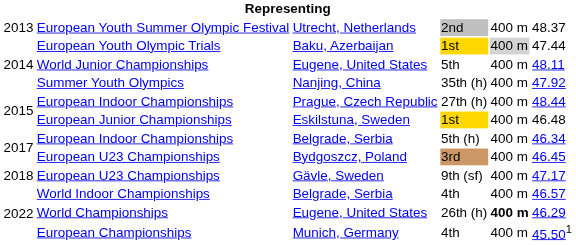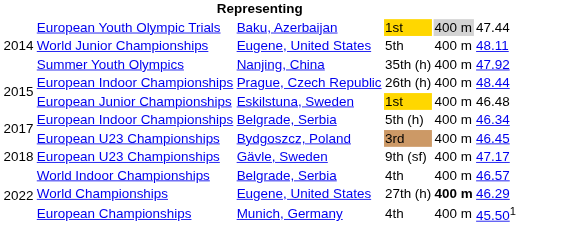- row: (163, 27)
(464, 101) 27th (h) -> (408, 83) 26th (h)
(464, 212) 26th (h) -> (408, 193) 27th (h)
